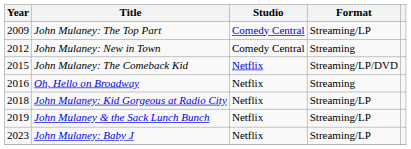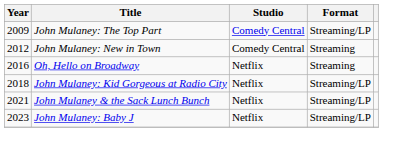- row: (111, 65)
(18, 118) 2019 -> (18, 100) 2021
